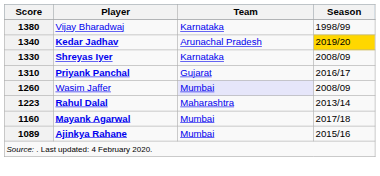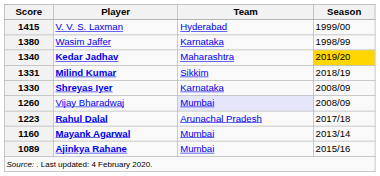+ row: (29, 27)
(90, 27) Vijay Bharadwaj -> (83, 42) Wasim Jaffer
(221, 42) Arunachal Pradesh -> (207, 57) Maharashtra
+ row: (29, 73)
- row: (29, 73)
(83, 88) Wasim Jaffer -> (90, 103) Vijay Bharadwaj
(207, 103) Maharashtra -> (221, 118) Arunachal Pradesh
(333, 103) 2013/14 -> (333, 118) 2017/18
(333, 118) 2017/18 -> (333, 133) 2013/14
